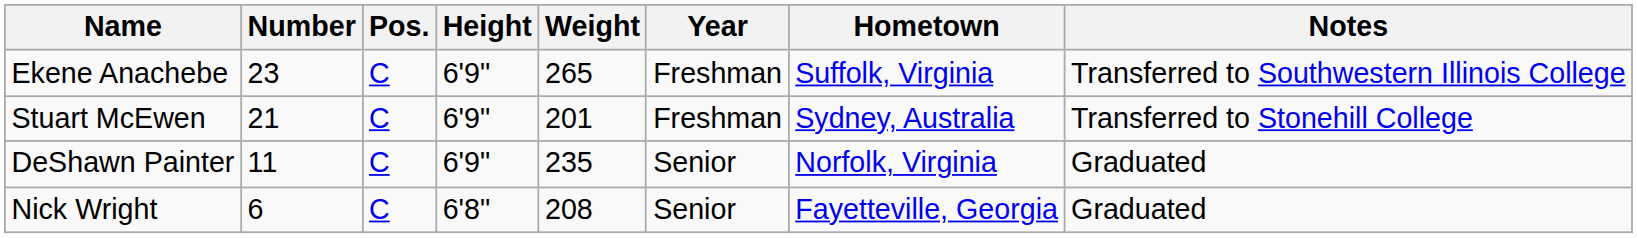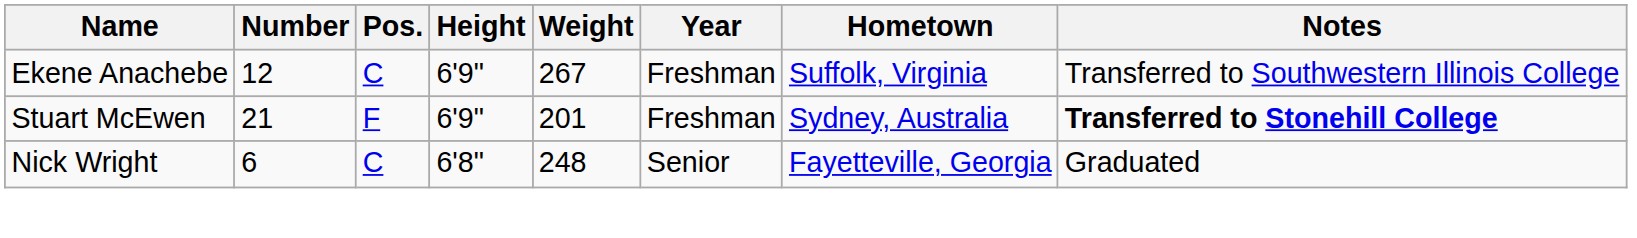(264, 72) 23 -> (257, 72) 12
(569, 72) 265 -> (563, 72) 267
(379, 118) C -> (371, 118) F
(1272, 118) normal -> (1281, 118) bold
- row: (123, 163)
(569, 208) 208 -> (563, 163) 248
